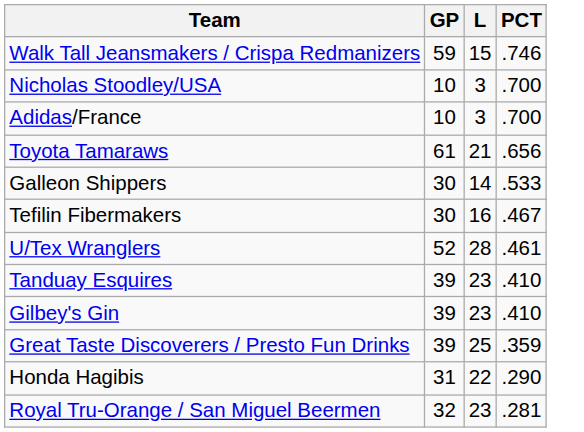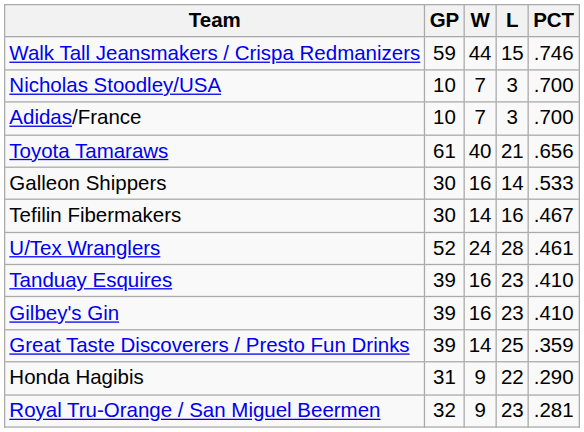+ column: (480, 20)
